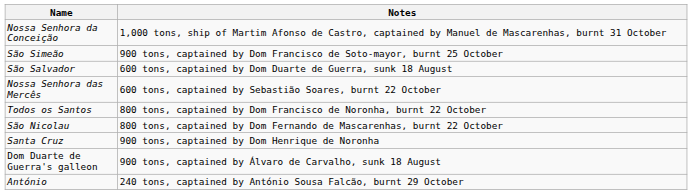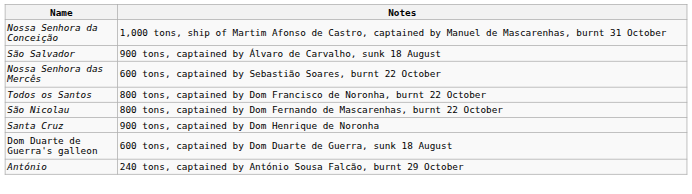- row: (36, 53)
(286, 69) 600 tons, captained by Dom Duarte de Guerra, sunk 18 August -> (280, 53) 900 tons, captained by Álvaro de Carvalho, sunk 18 August
(280, 161) 900 tons, captained by Álvaro de Carvalho, sunk 18 August -> (286, 146) 600 tons, captained by Dom Duarte de Guerra, sunk 18 August
